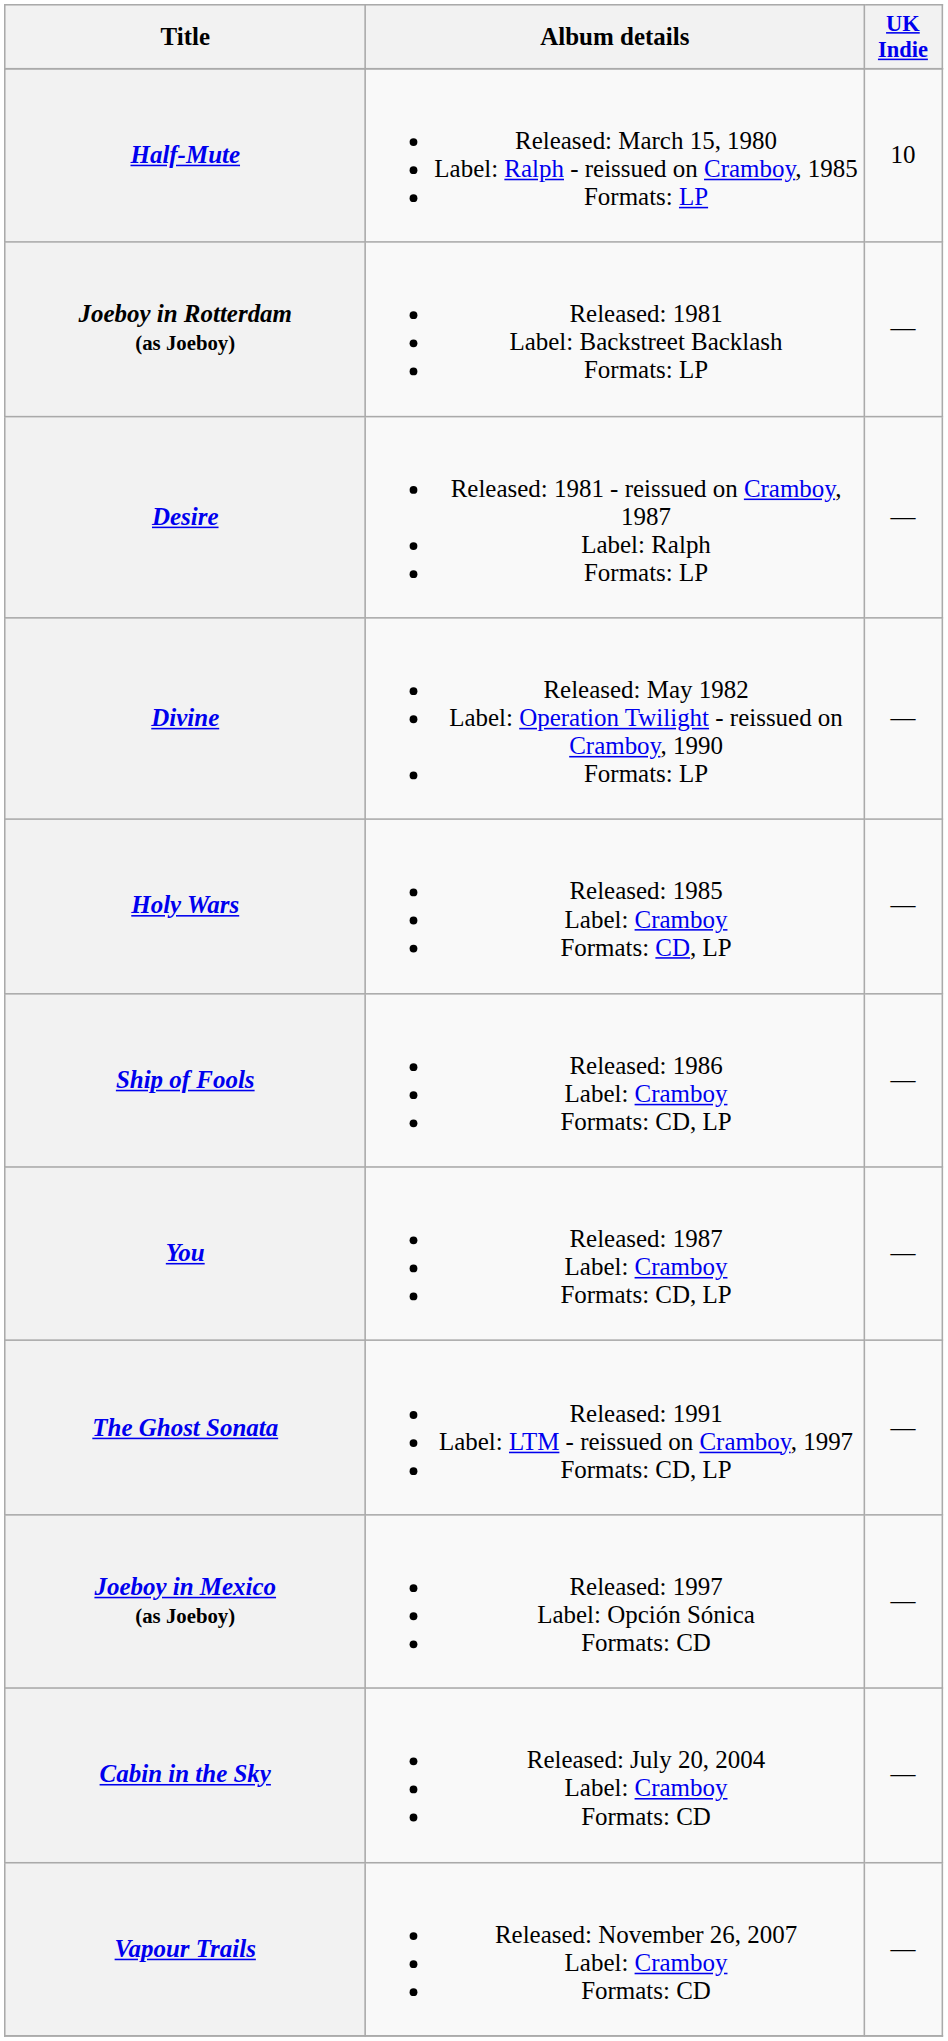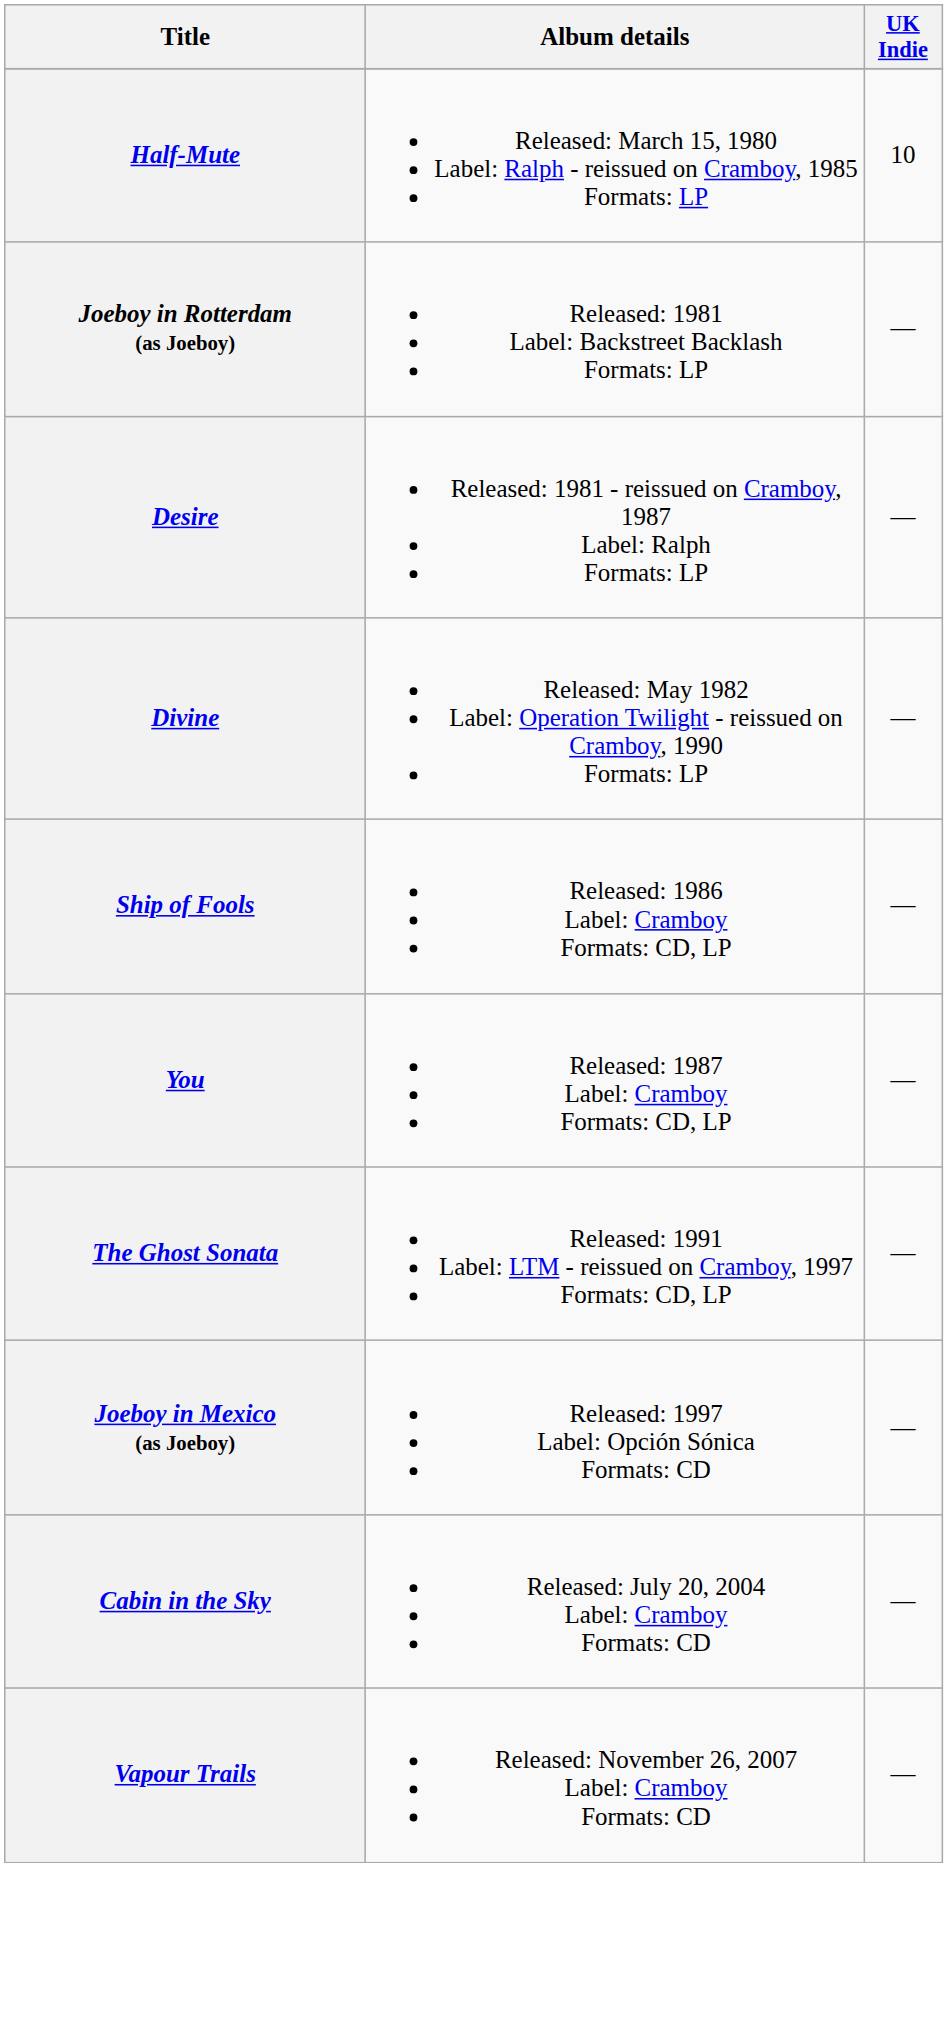- row: (185, 906)
